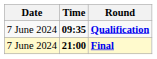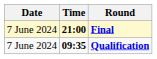rows swapped: (120, 29) <-> (102, 45)
